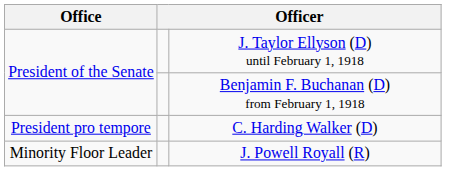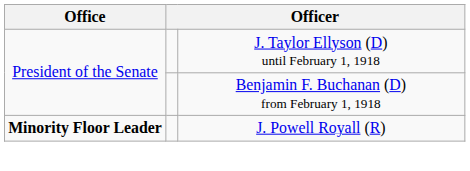- row: (305, 128)
(81, 153) normal -> (85, 128) bold
